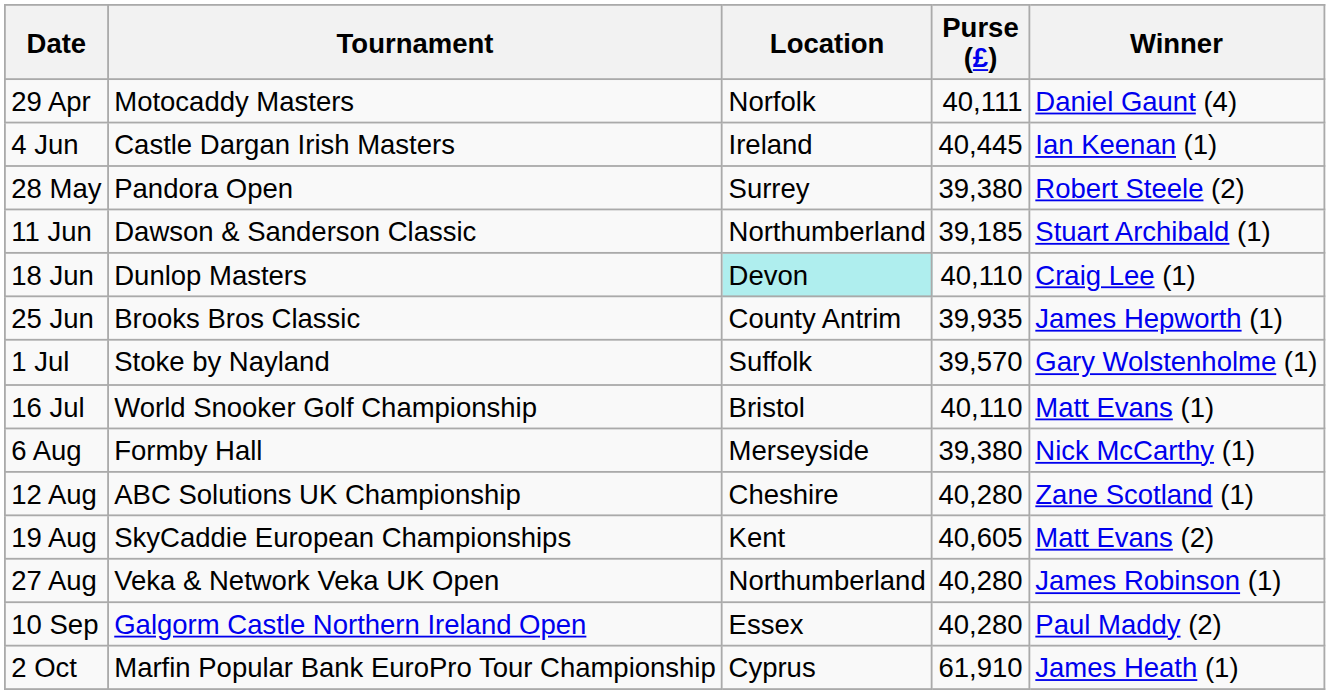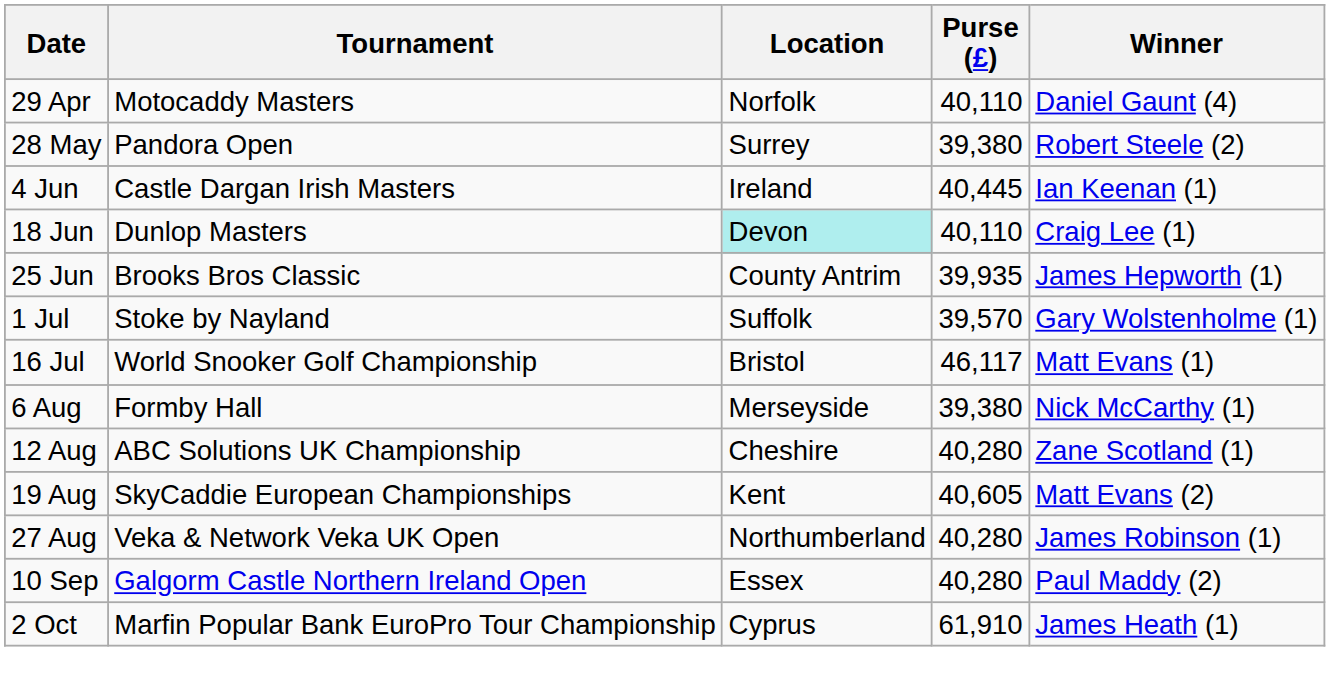(983, 101) 40,111 -> (982, 101) 40,110
rows swapped: (56, 188) <-> (45, 145)
- row: (52, 232)
(982, 406) 40,110 -> (982, 363) 46,117
